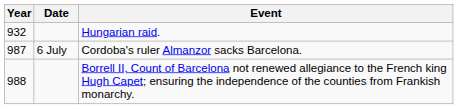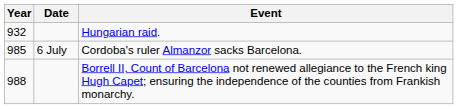(17, 50) 987 -> (17, 50) 985
